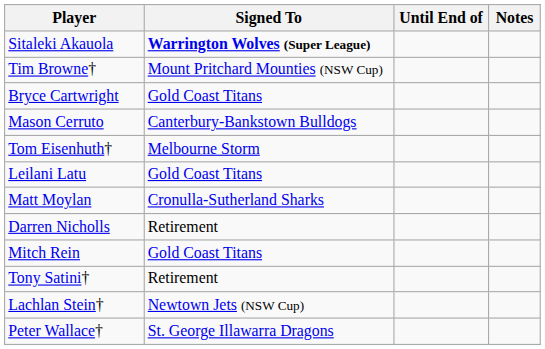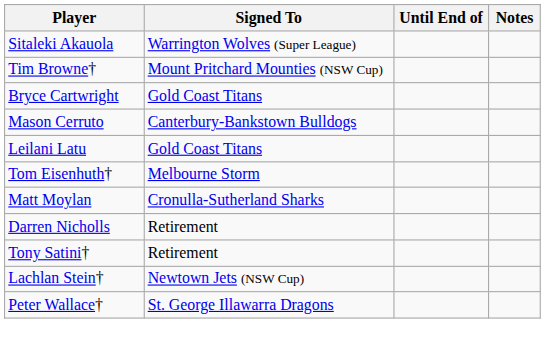(259, 44) bold -> (252, 44) normal
rows swapped: (60, 148) <-> (47, 174)
- row: (44, 253)
